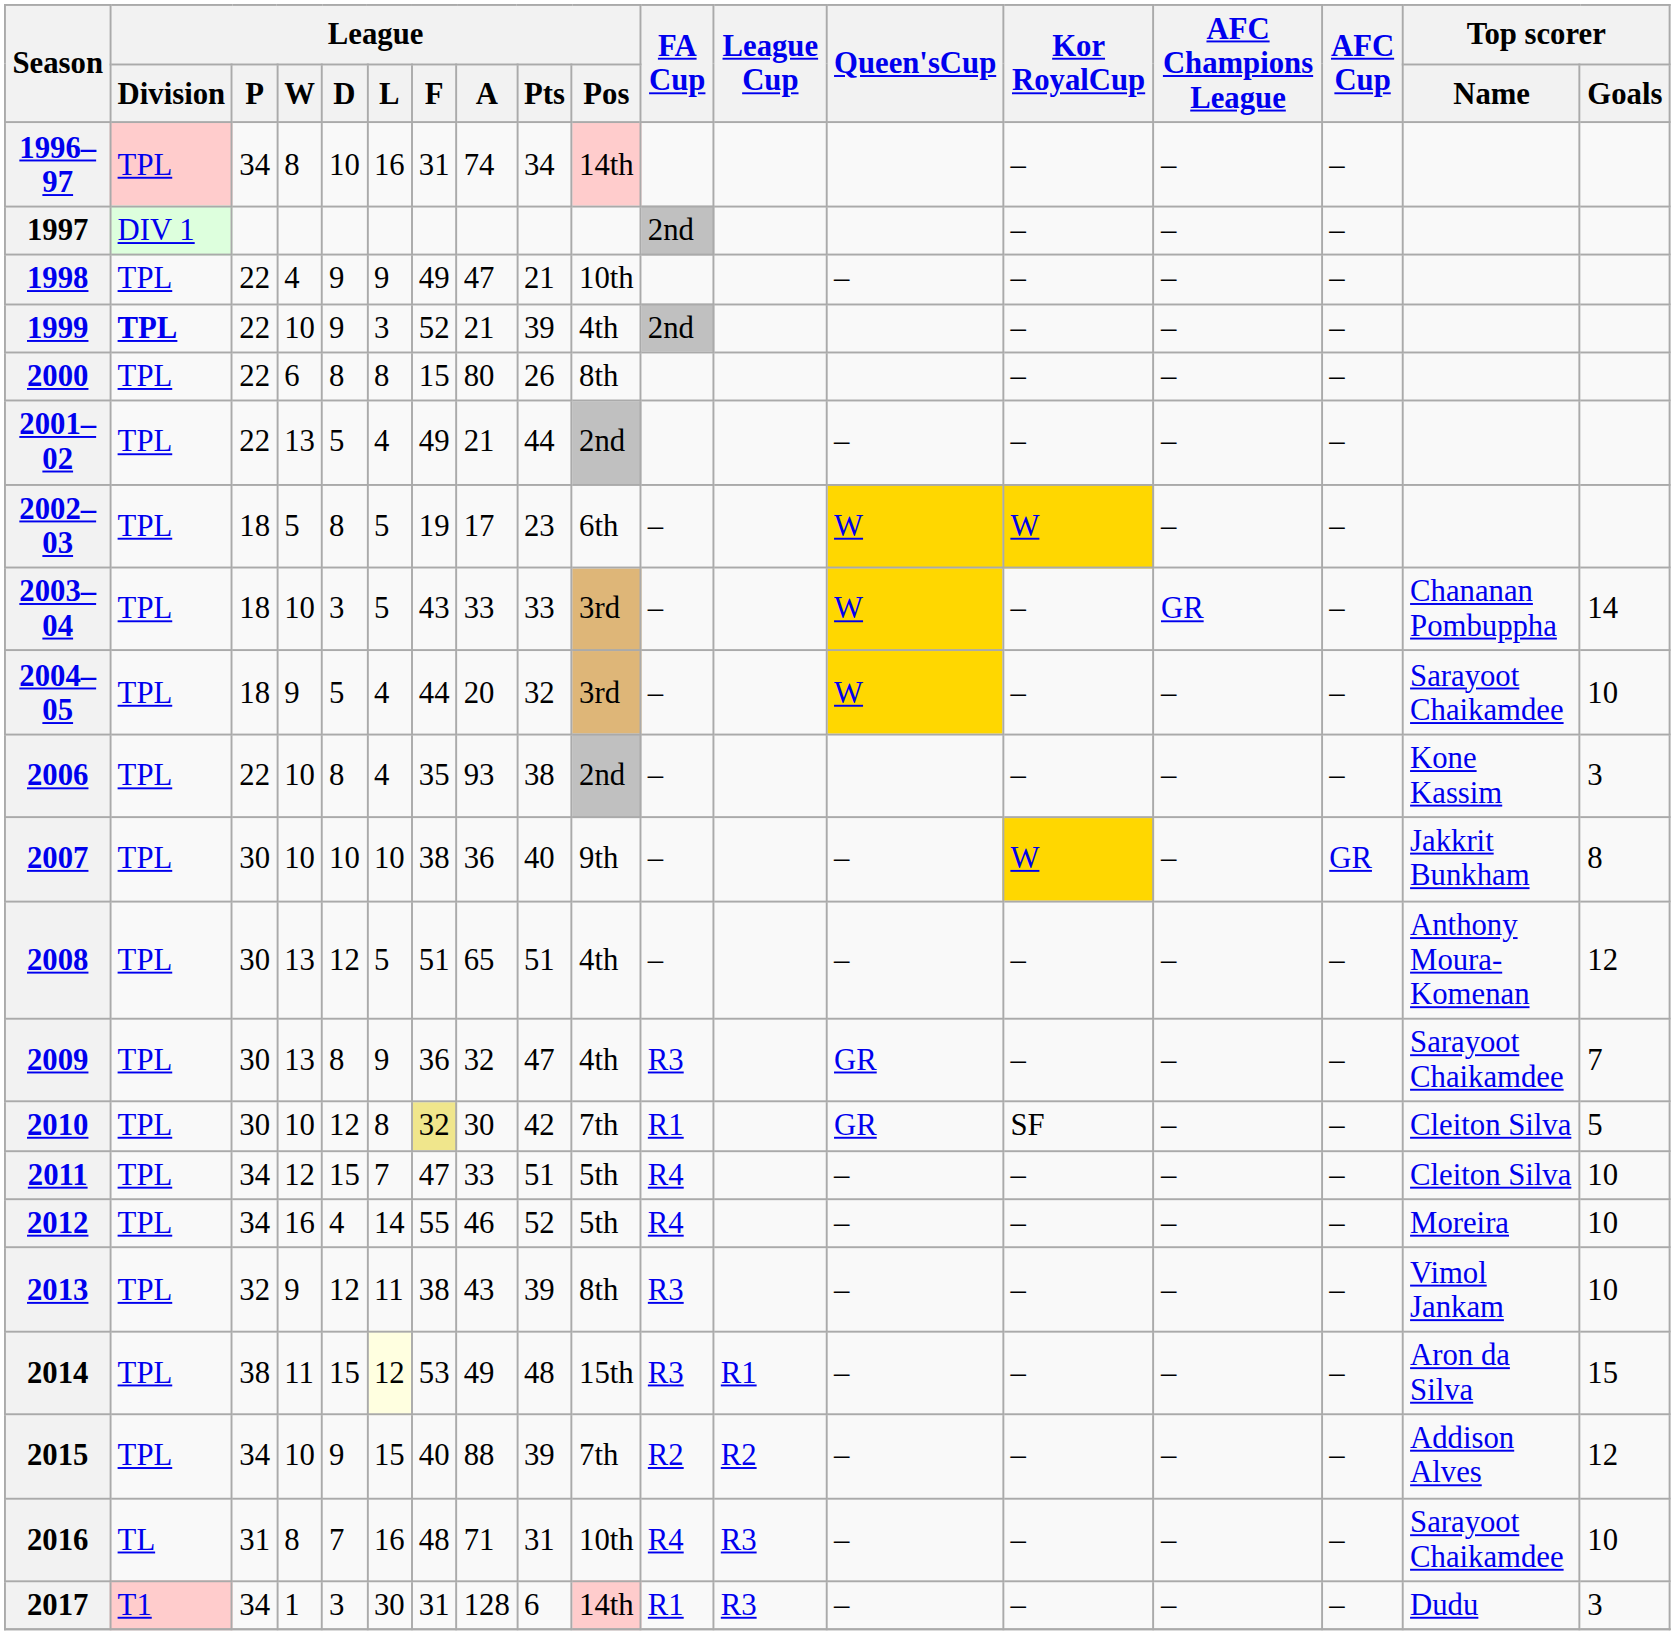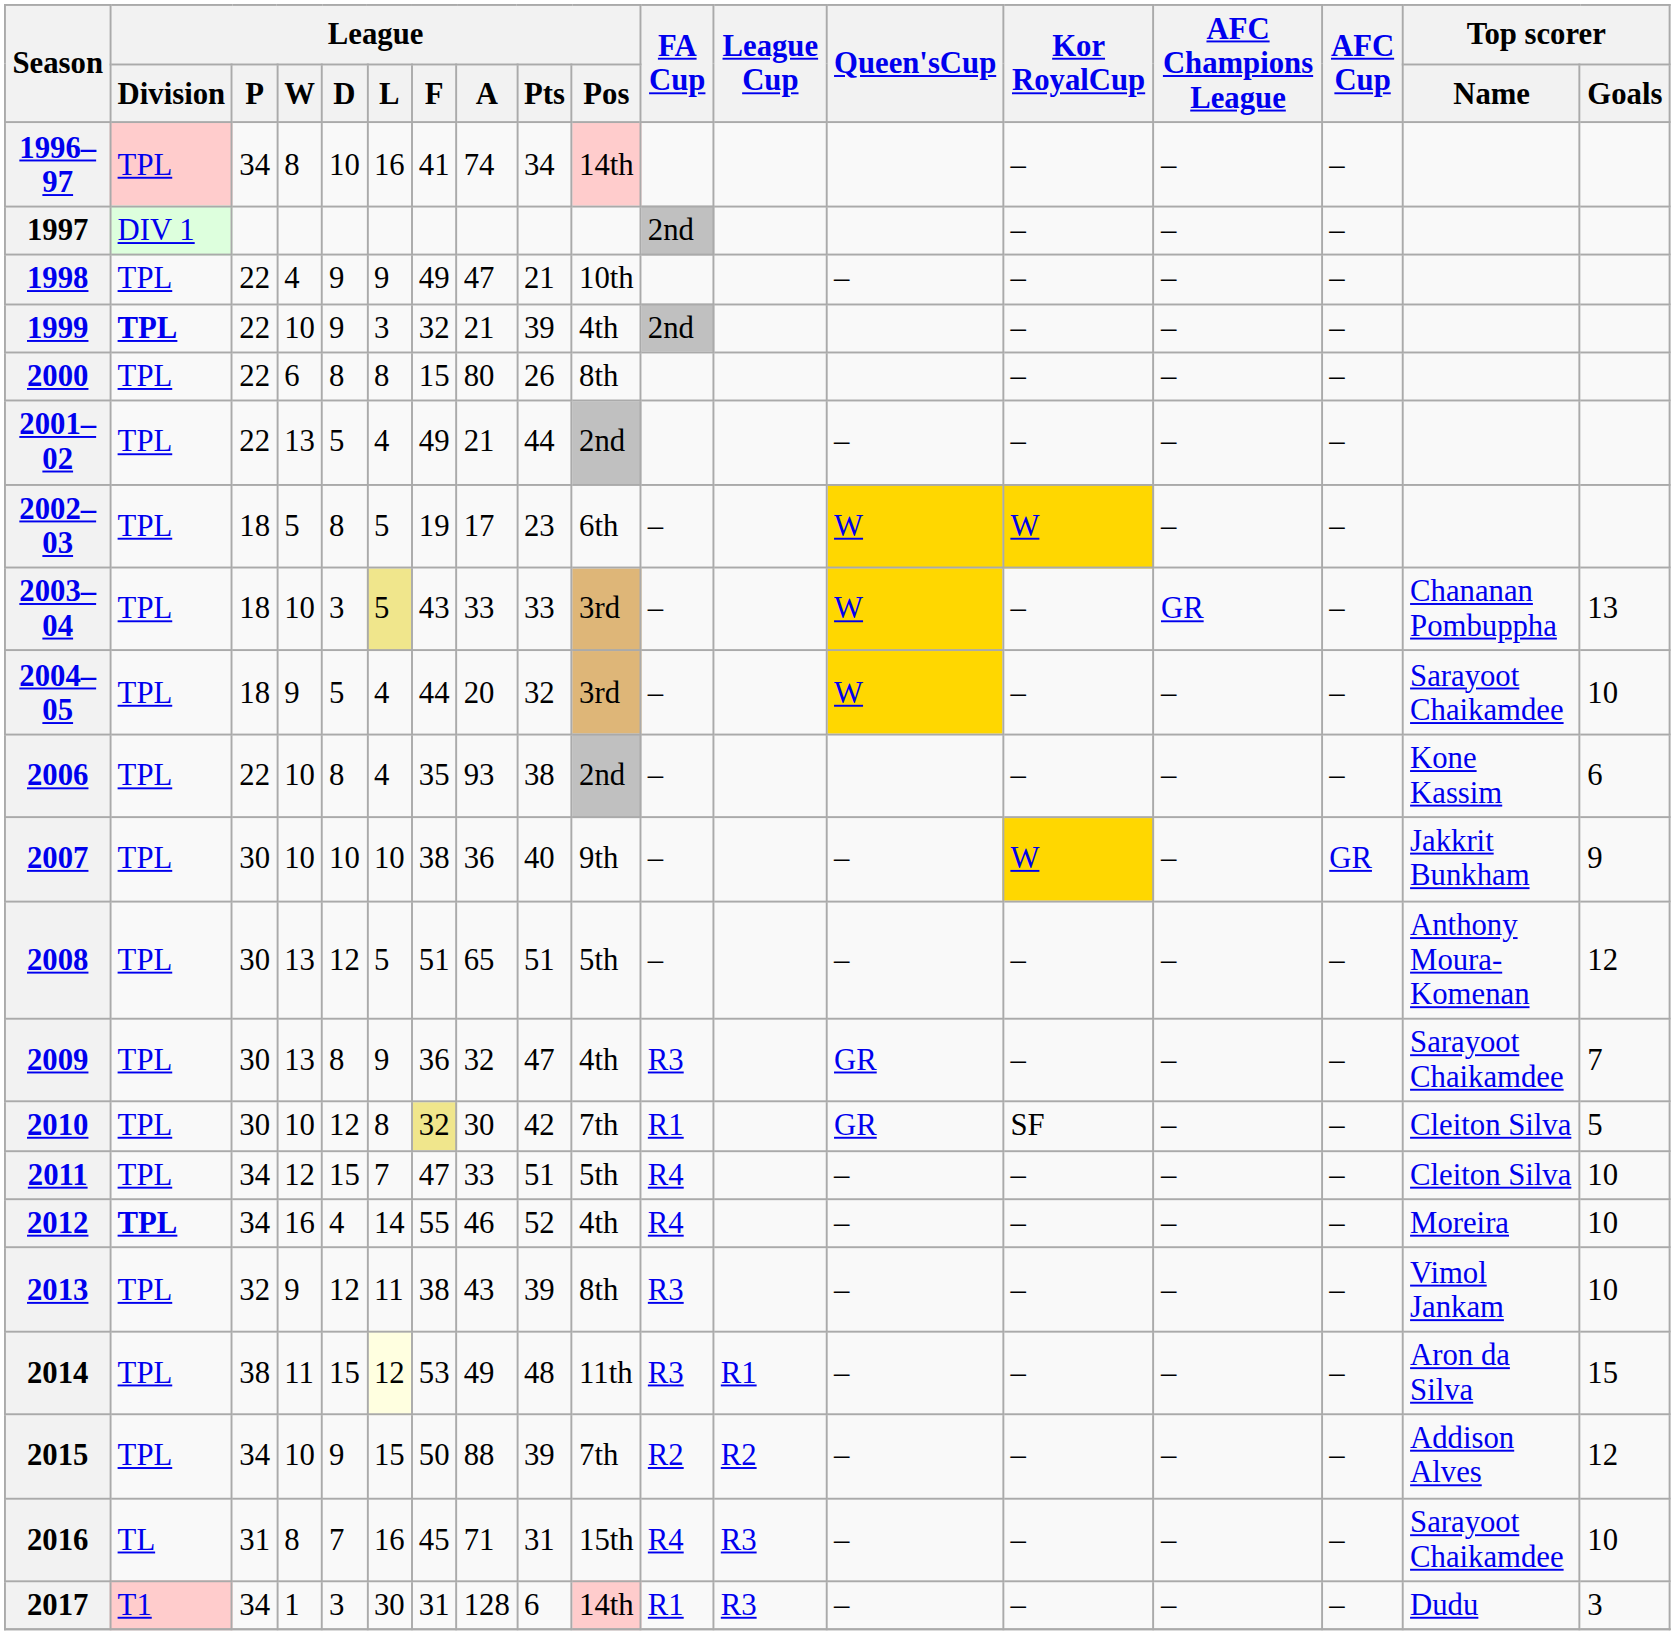(434, 163) 31 -> (434, 163) 41
(434, 327) 52 -> (434, 327) 32
(382, 608) no background -> (382, 608) khaki background
(1603, 608) 14 -> (1603, 608) 13
(1595, 775) 3 -> (1595, 775) 6
(1595, 858) 8 -> (1595, 858) 9
(599, 959) 4th -> (599, 959) 5th
(145, 1223) normal -> (147, 1223) bold
(599, 1223) 5th -> (599, 1223) 4th
(606, 1372) 15th -> (606, 1372) 11th
(434, 1455) 40 -> (434, 1455) 50
(434, 1538) 48 -> (434, 1538) 45
(606, 1538) 10th -> (606, 1538) 15th
